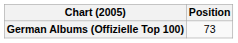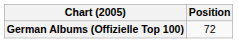(210, 29) 73 -> (210, 29) 72
